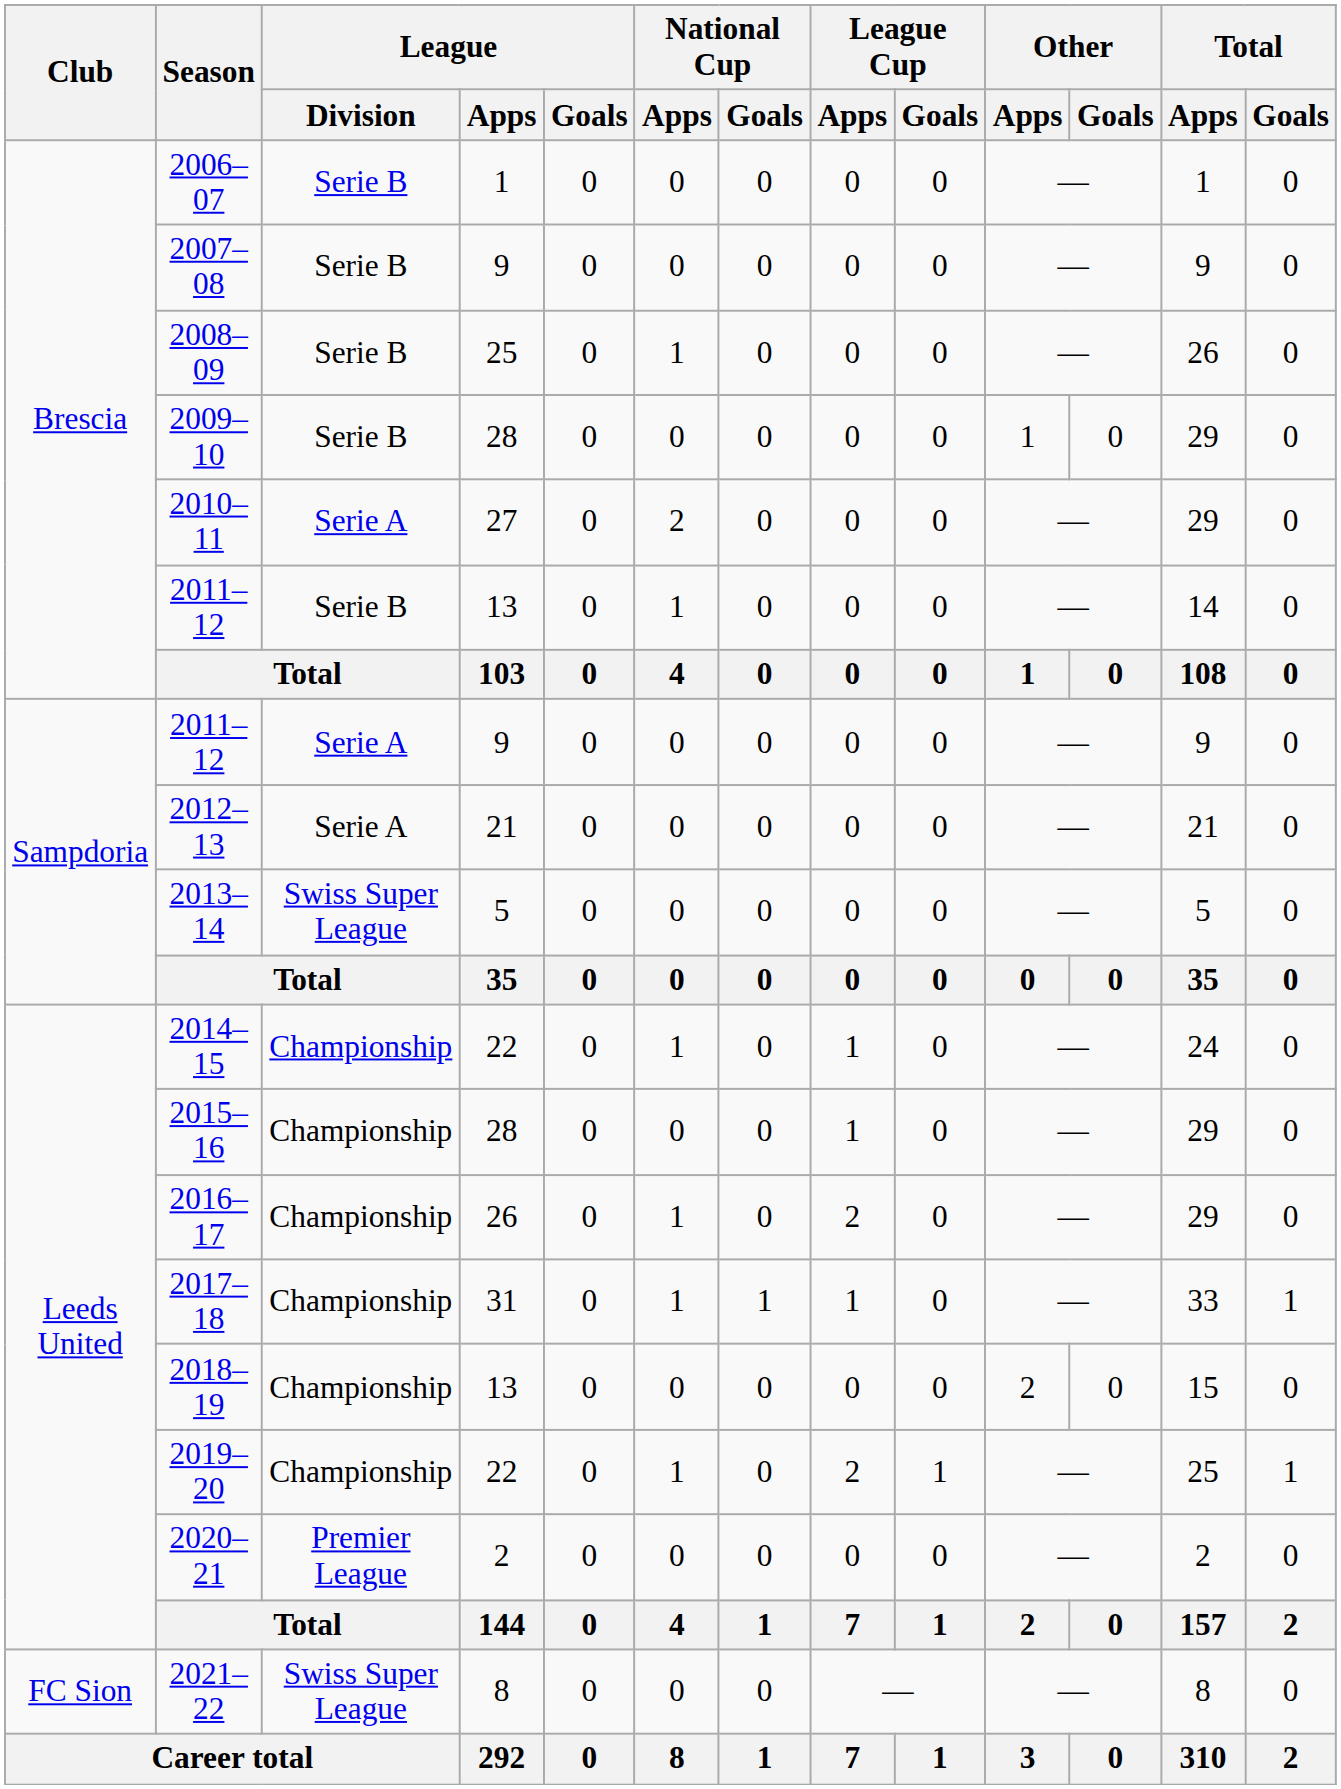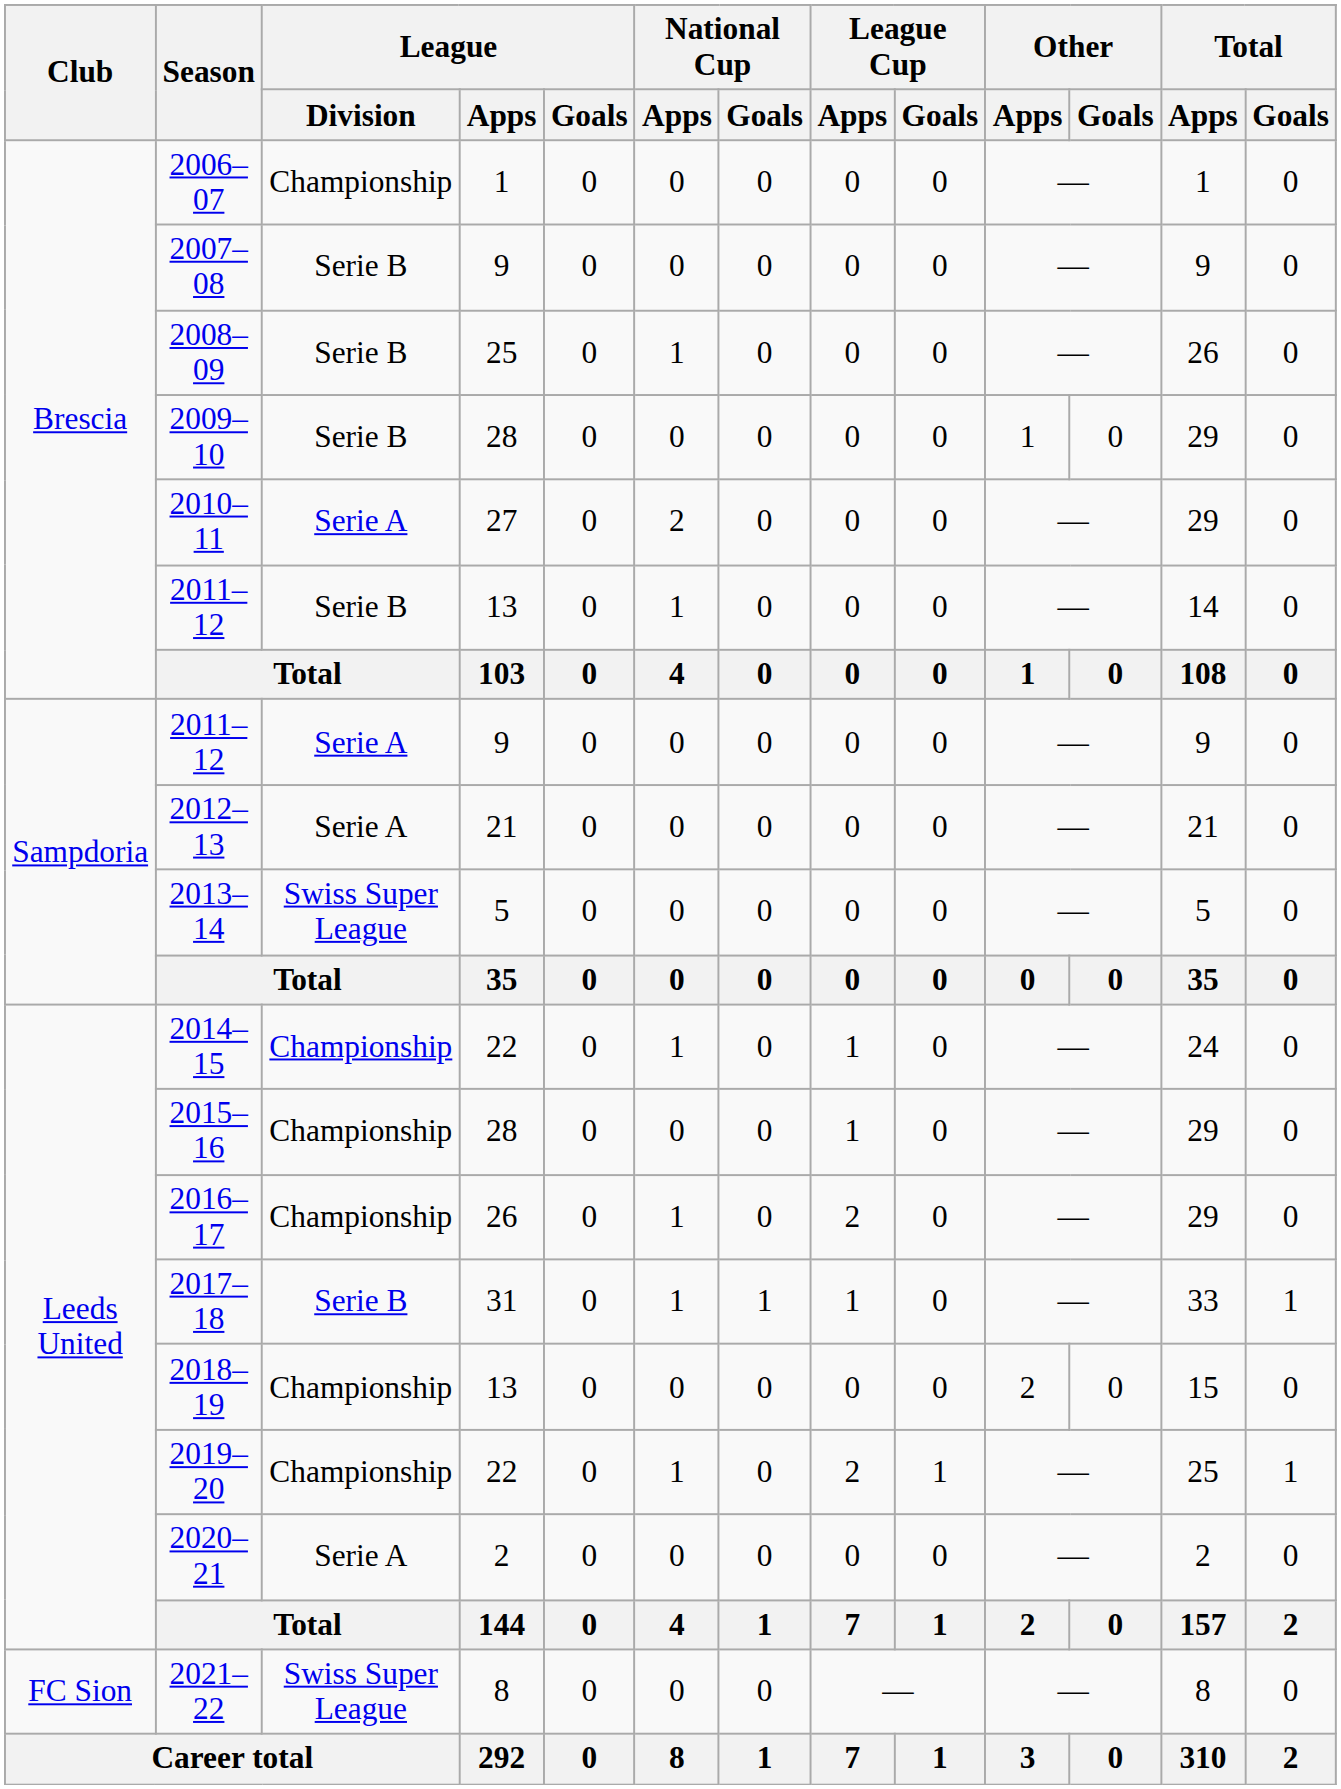(361, 181) Serie B -> (361, 181) Championship
(361, 1301) Championship -> (361, 1301) Serie B
(361, 1556) Premier League -> (361, 1556) Serie A
